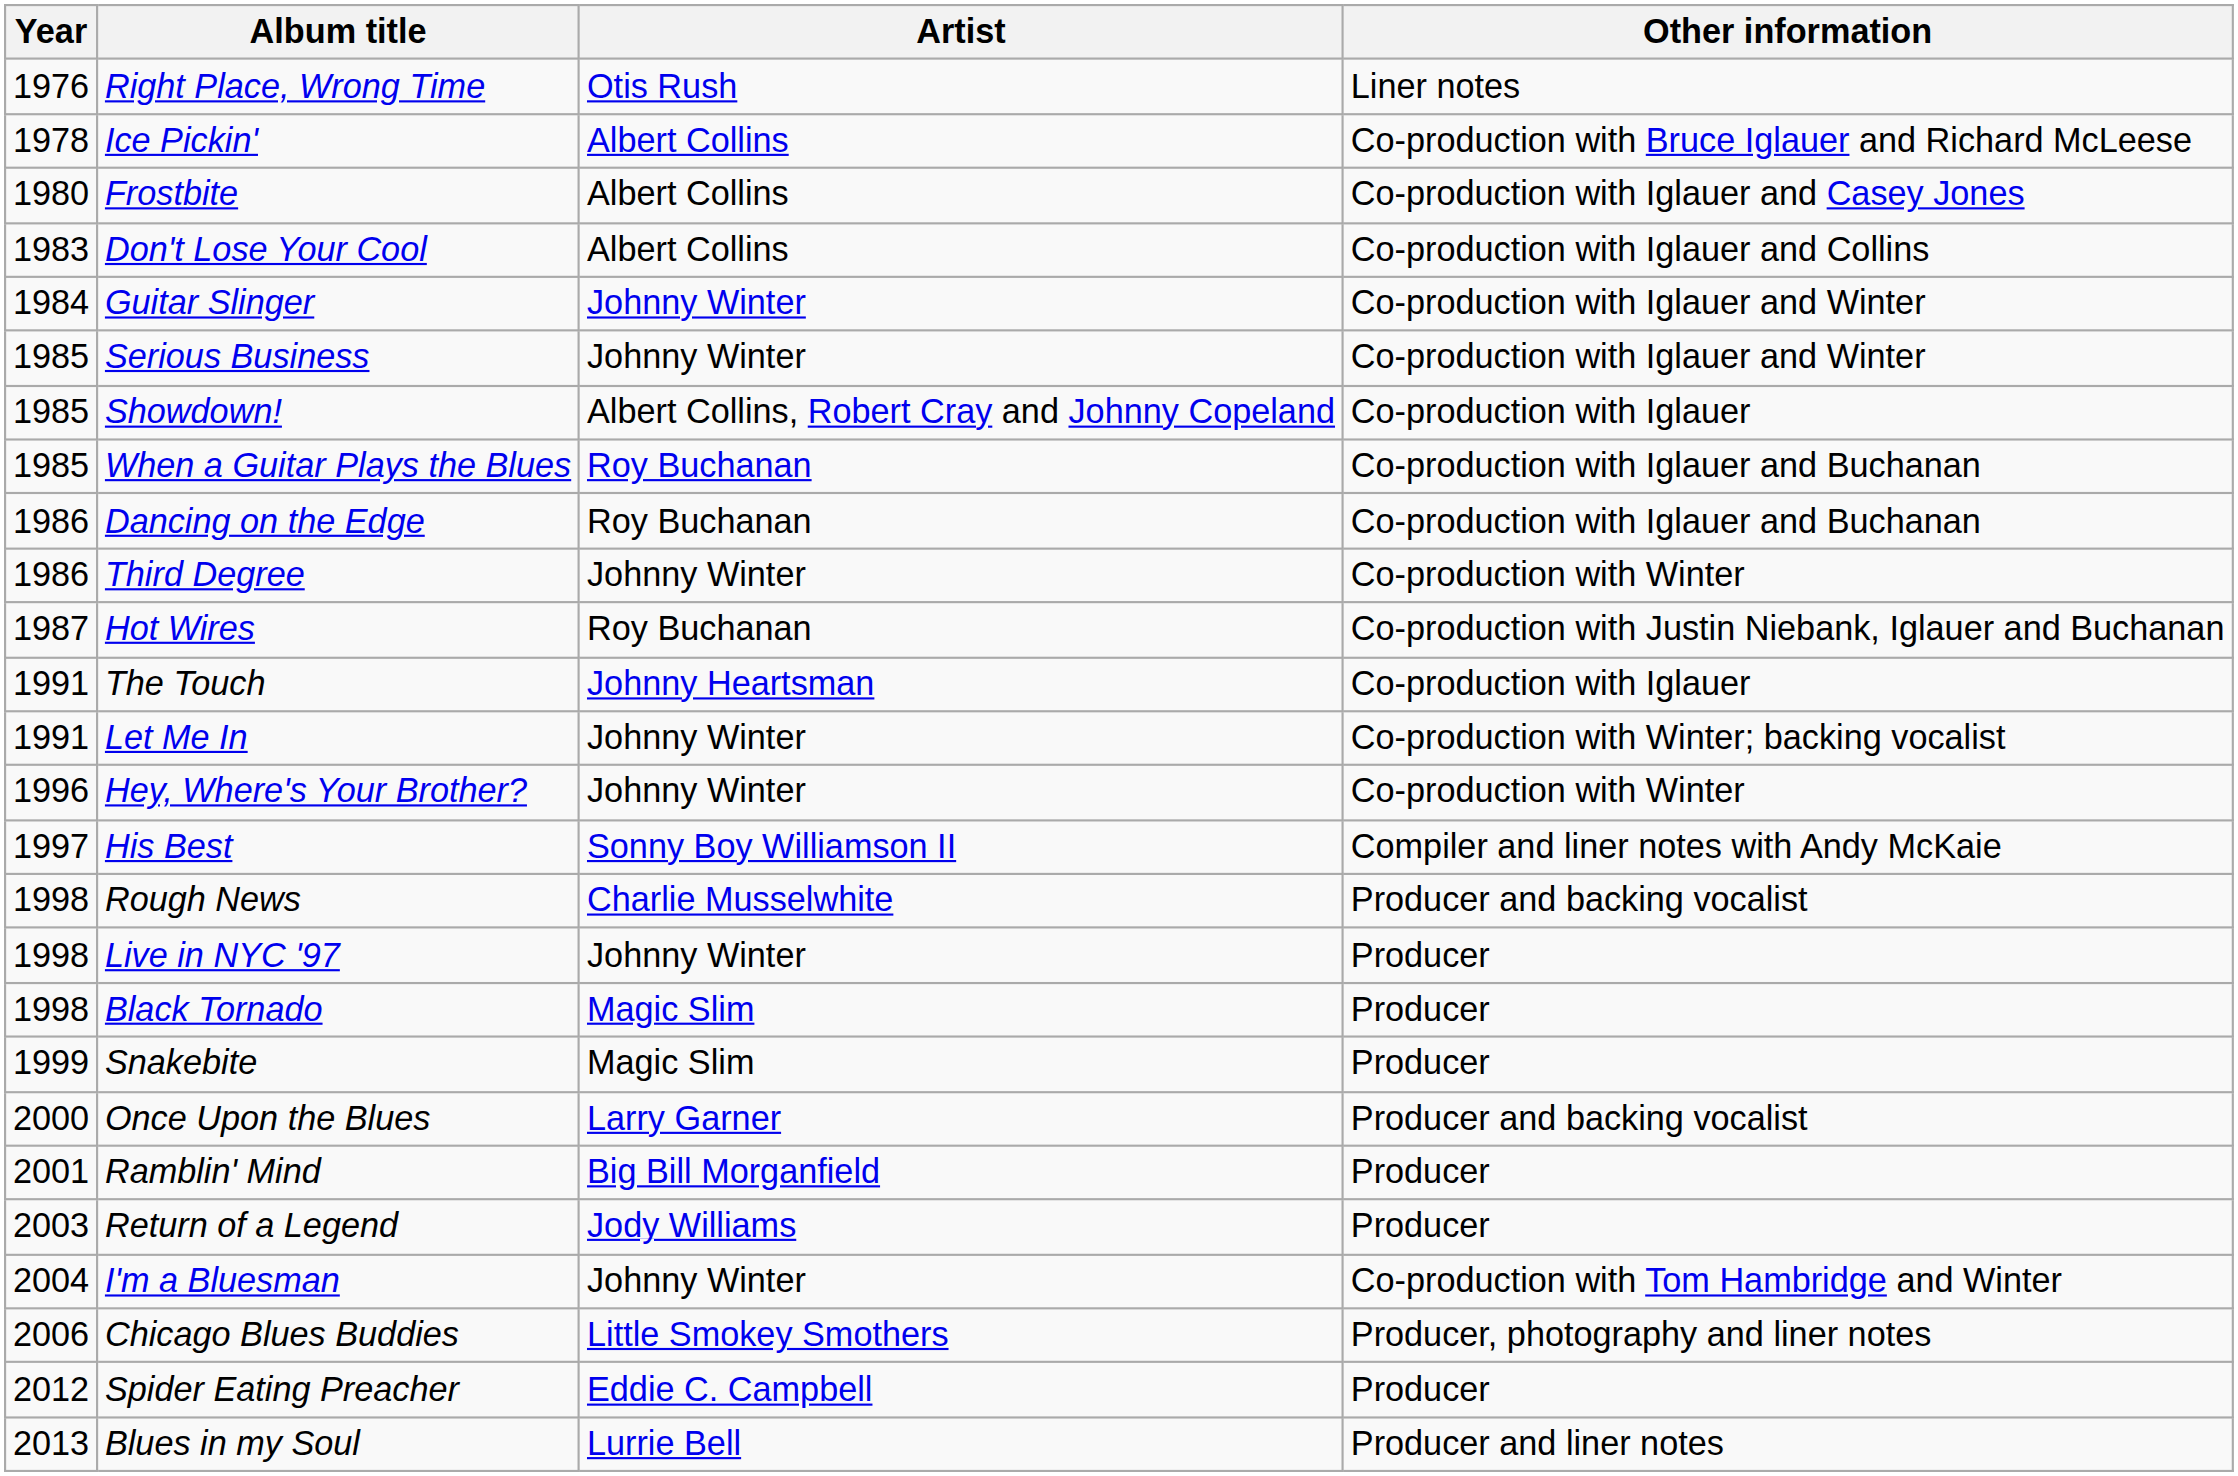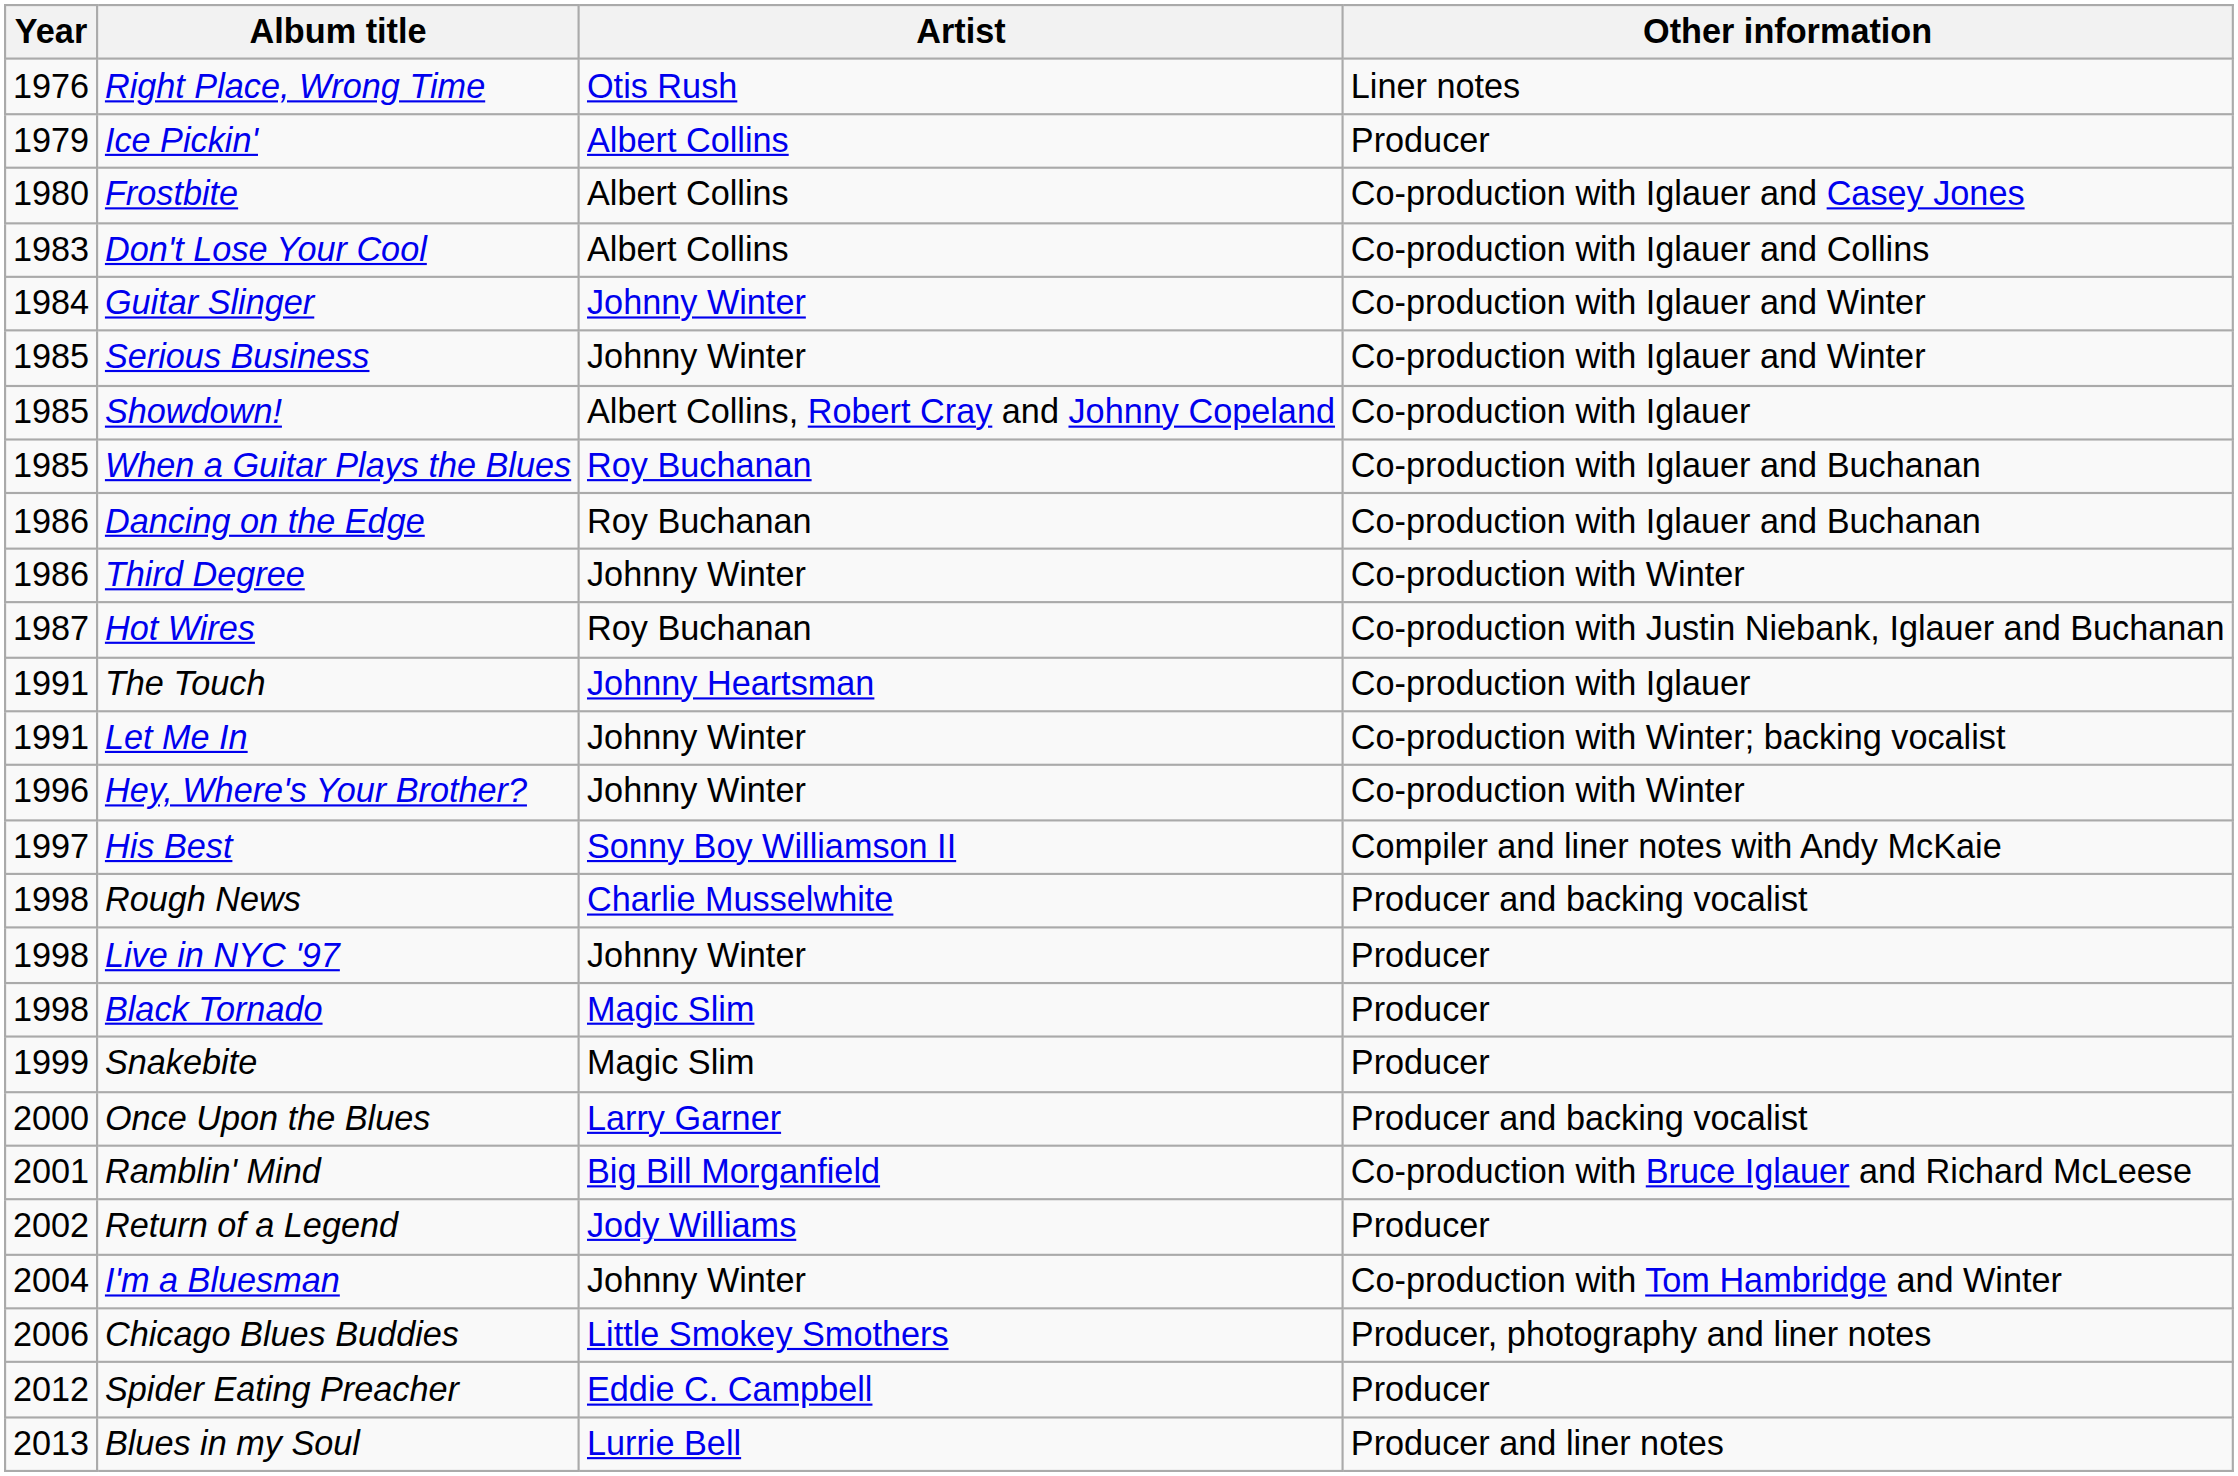(51, 140) 1978 -> (51, 140) 1979
(1771, 140) Co-production with Bruce Iglauer and Richard McLeese -> (1420, 140) Producer
(1420, 1172) Producer -> (1771, 1172) Co-production with Bruce Iglauer and Richard McLeese
(51, 1226) 2003 -> (51, 1226) 2002
